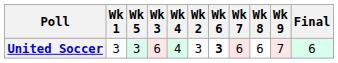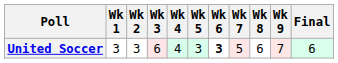columns swapped: (198, 21) <-> (137, 21)
(239, 48) 6 -> (239, 48) 5
